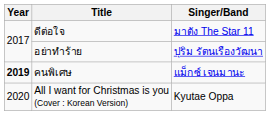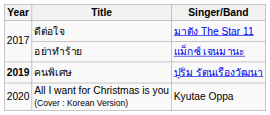(218, 52) ปุริม รัตนเรืองวัฒนา -> (209, 52) แม็กซ์ เจนมานะ
(209, 72) แม็กซ์ เจนมานะ -> (218, 72) ปุริม รัตนเรืองวัฒนา
